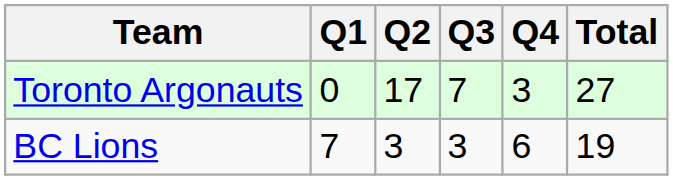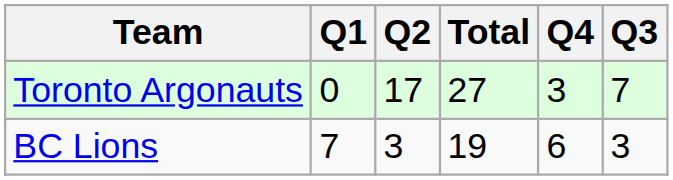columns swapped: (471, 32) <-> (617, 32)
